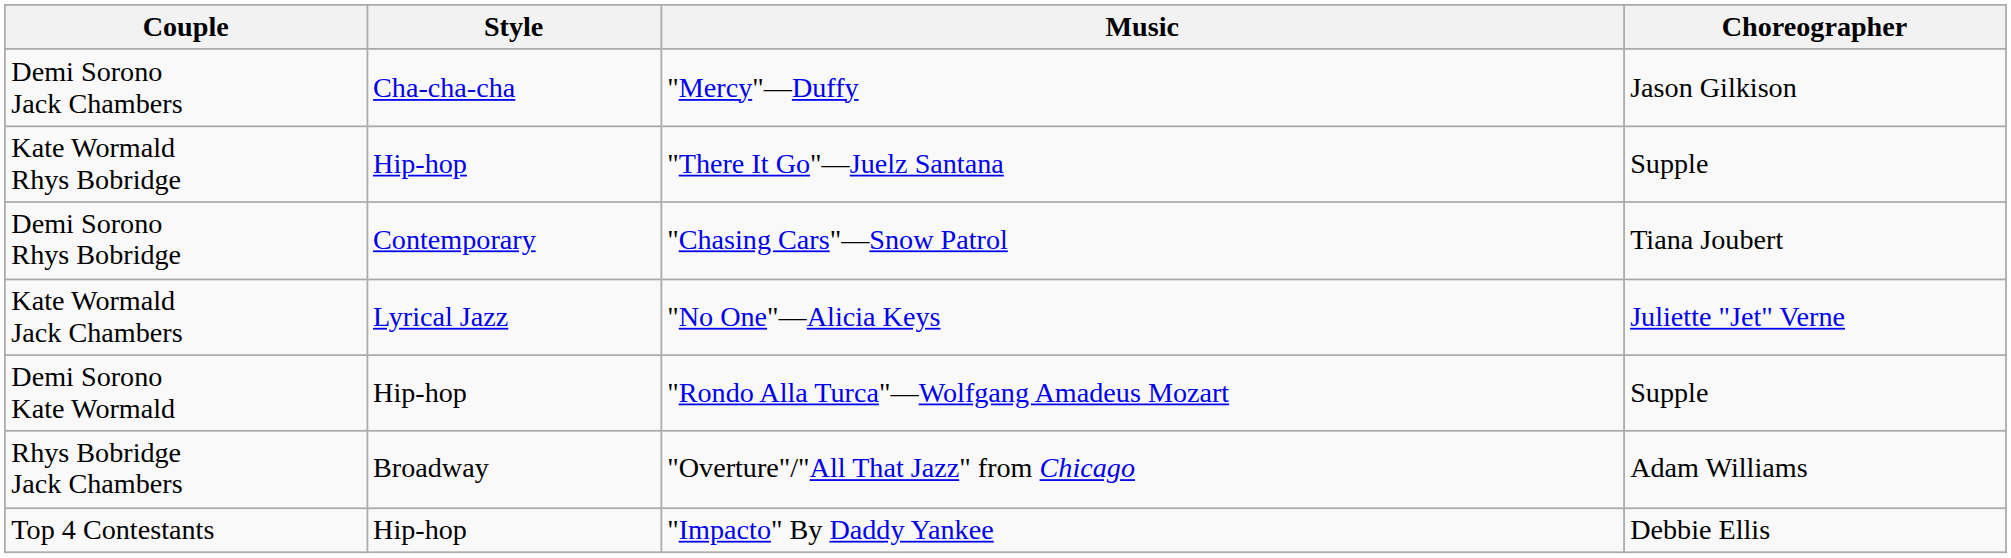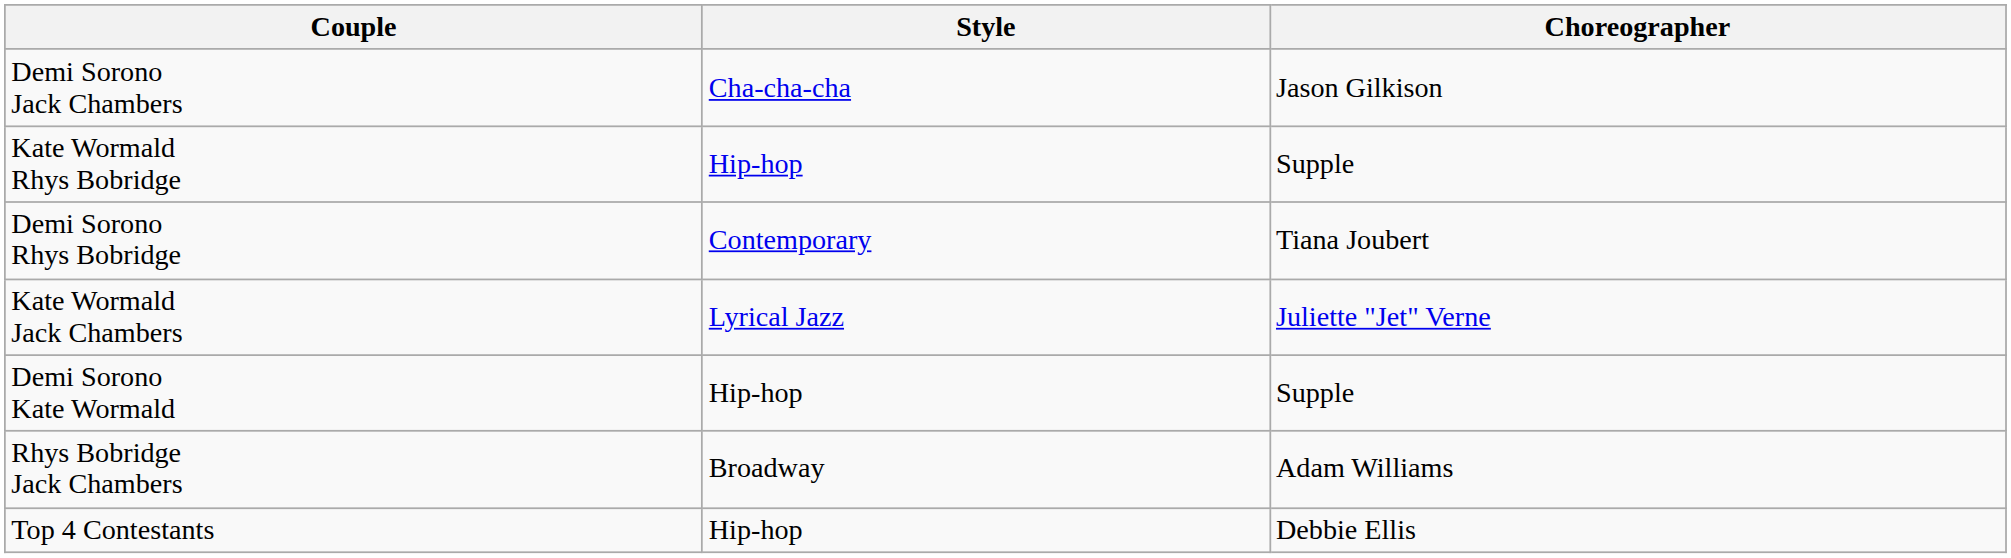- column: (1142, 26)
